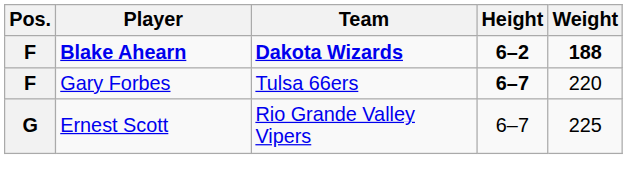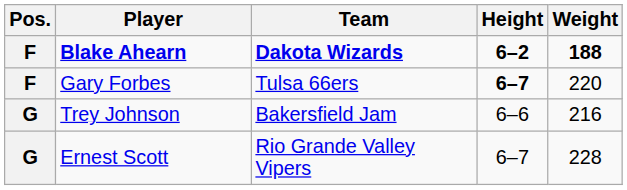+ row: (120, 114)
(585, 125) 225 -> (585, 157) 228
